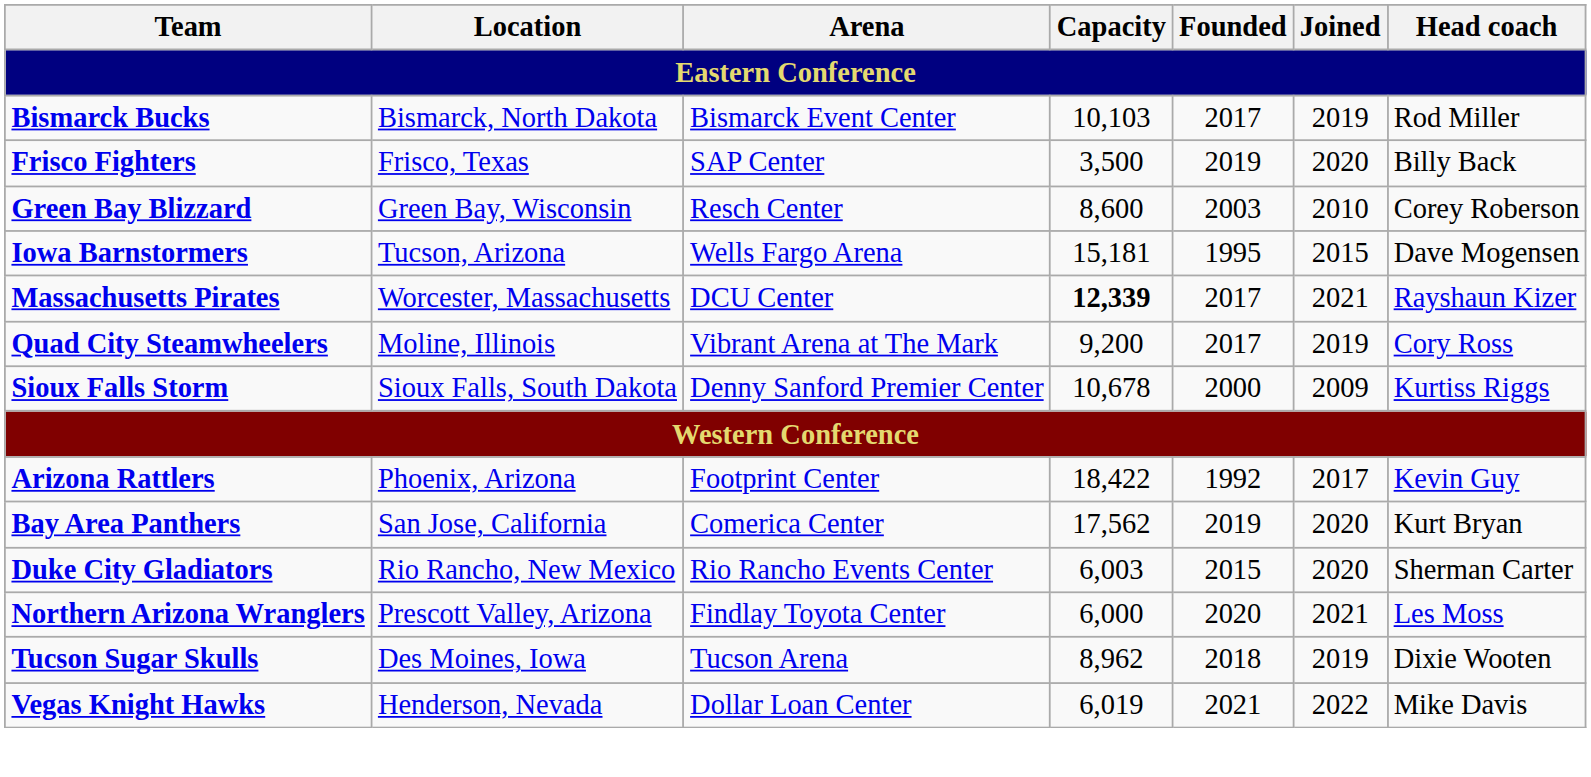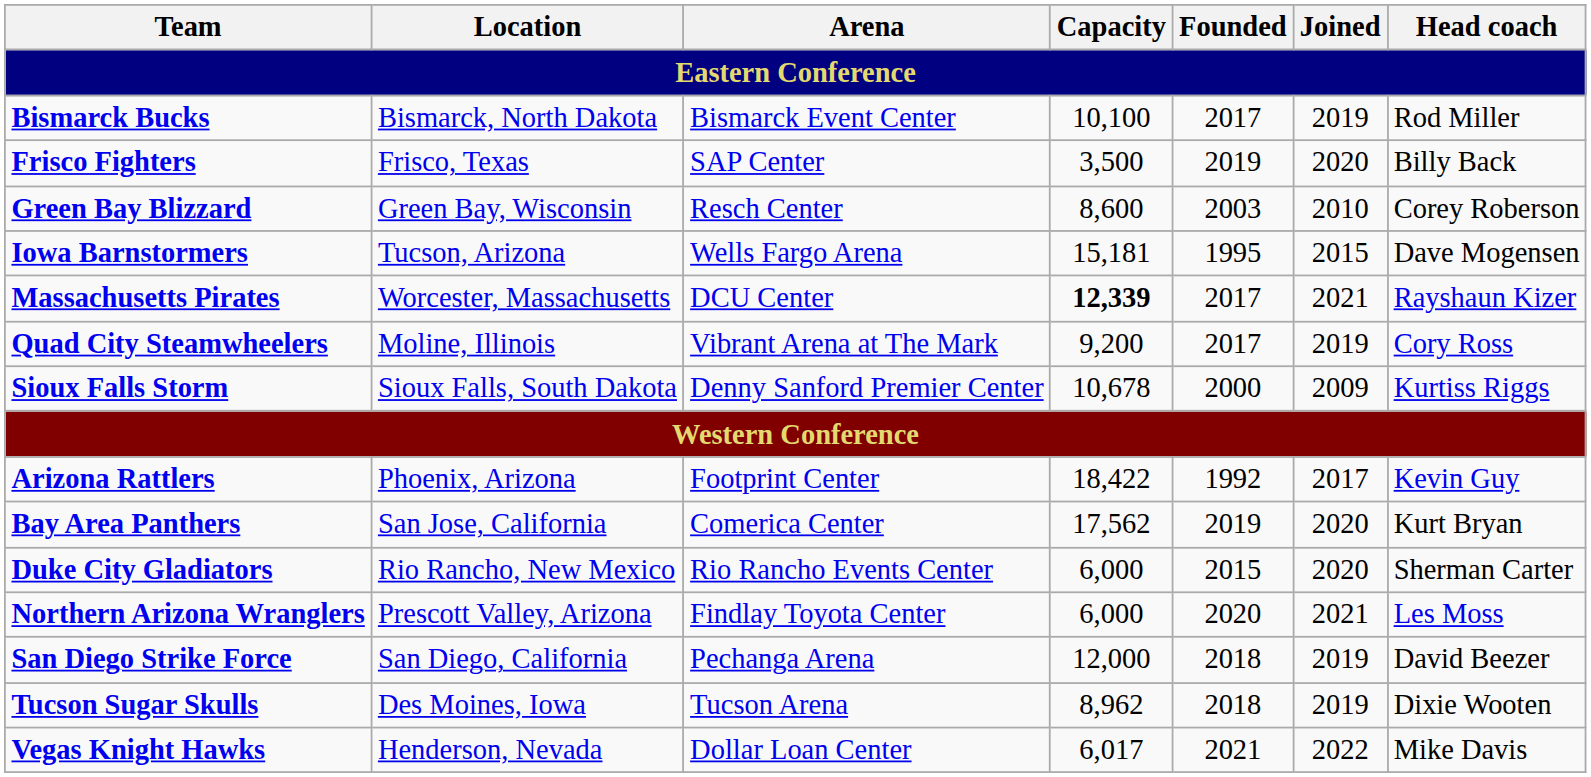(1111, 117) 10,103 -> (1111, 117) 10,100
(1111, 569) 6,003 -> (1111, 569) 6,000
+ row: (152, 659)
(1111, 704) 6,019 -> (1111, 749) 6,017
